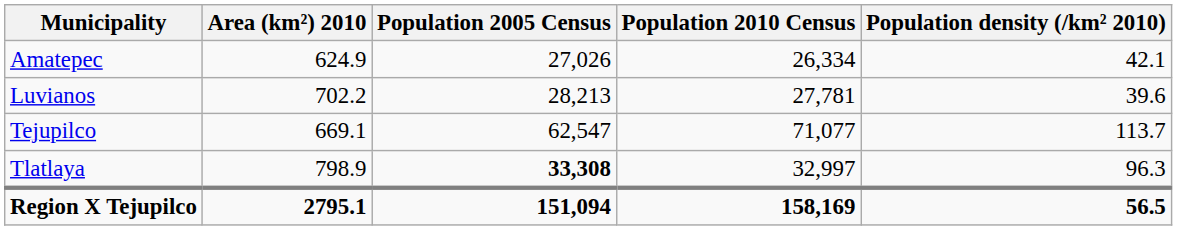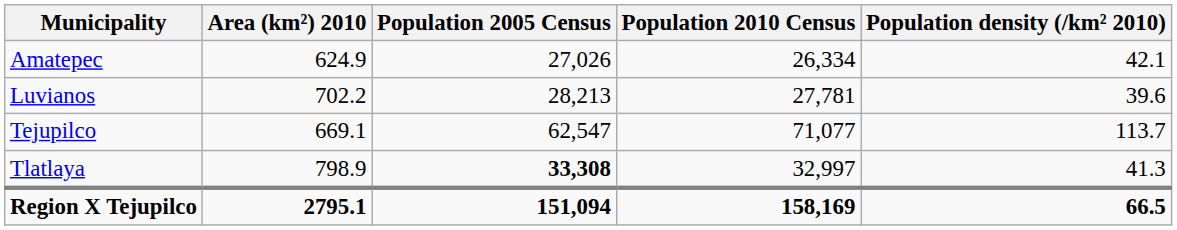(1146, 167) 96.3 -> (1146, 167) 41.3
(1146, 206) 56.5 -> (1146, 206) 66.5
